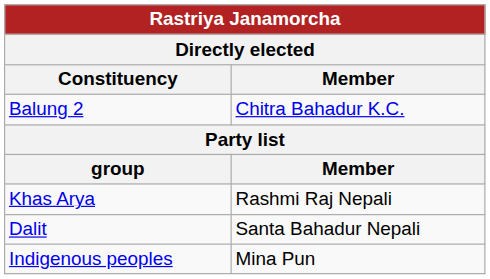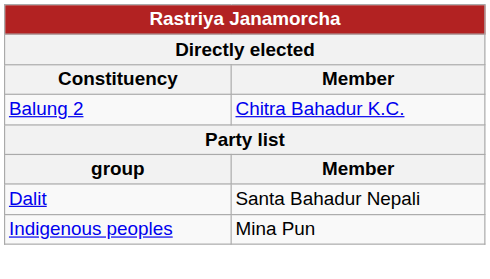- row: (52, 199)
